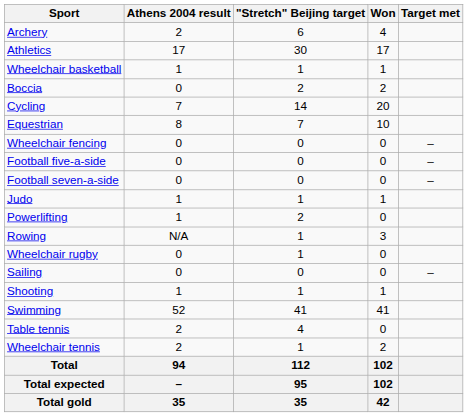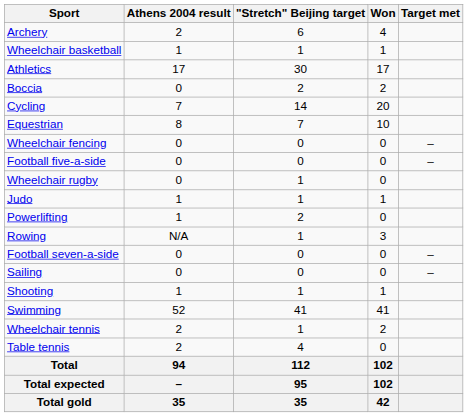rows swapped: (29, 50) <-> (64, 69)
rows swapped: (63, 180) <-> (52, 254)
rows swapped: (38, 328) <-> (53, 347)
